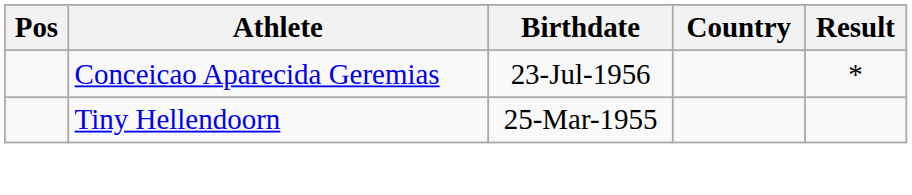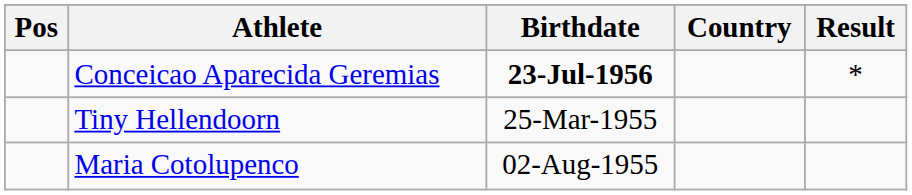(581, 73) normal -> (580, 73) bold
+ row: (187, 165)
